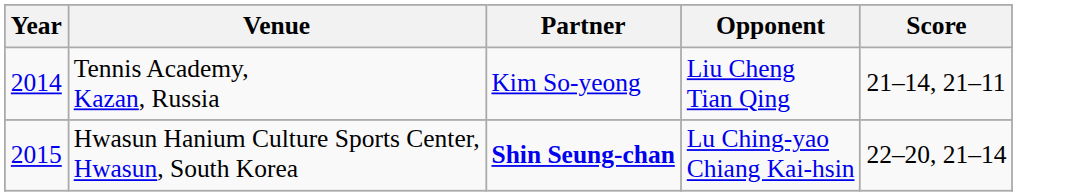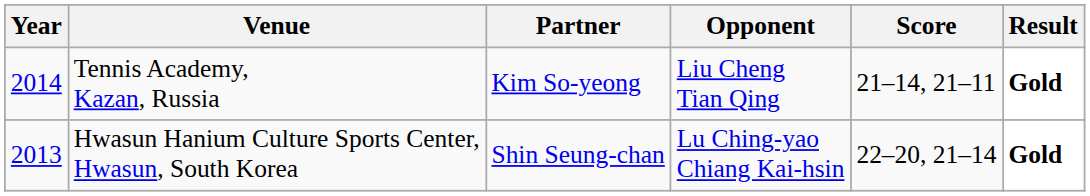+ column: (1043, 25)
(36, 155) 2015 -> (36, 155) 2013
(583, 155) bold -> (578, 155) normal
